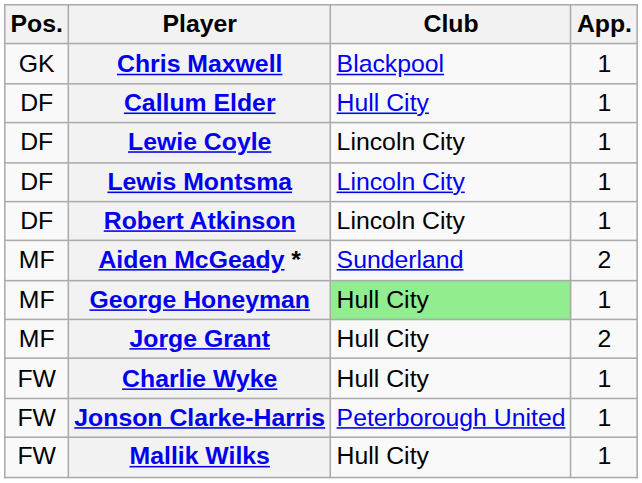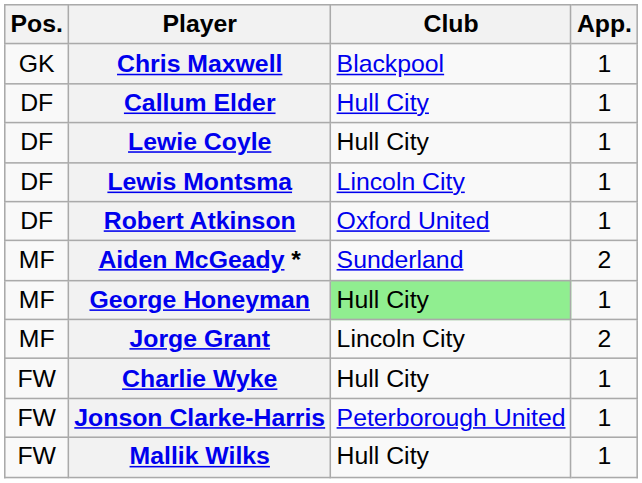(401, 142) Lincoln City -> (383, 142) Hull City
(401, 220) Lincoln City -> (413, 220) Oxford United
(383, 338) Hull City -> (401, 338) Lincoln City
